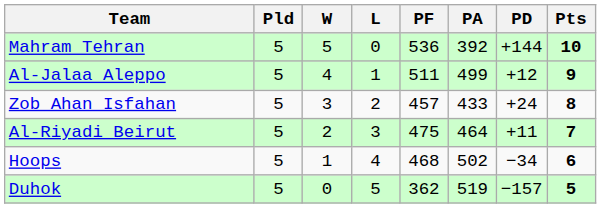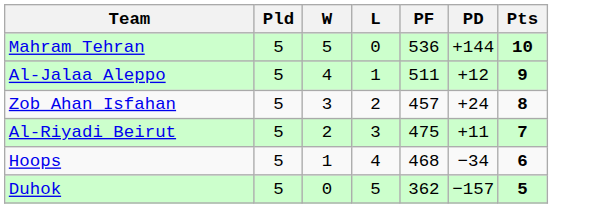- column: (472, 19)
